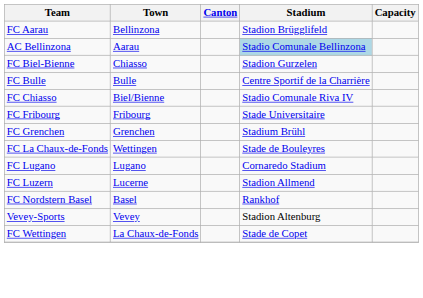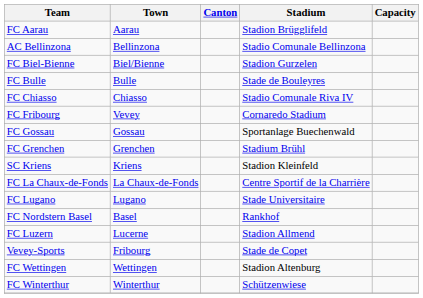(136, 30) Bellinzona -> (126, 30) Aarau
(126, 47) Aarau -> (136, 47) Bellinzona
(304, 47) lightblue background -> (304, 47) no background
(130, 64) Chiasso -> (139, 64) Biel/Bienne
(306, 81) Centre Sportif de la Charrière -> (284, 81) Stade de Bouleyres
(139, 98) Biel/Bienne -> (130, 98) Chiasso
(132, 115) Fribourg -> (126, 115) Vevey
(284, 115) Stade Universitaire -> (284, 115) Cornaredo Stadium
+ row: (30, 132)
+ row: (29, 166)
(135, 149) Wettingen -> (156, 183) La Chaux-de-Fonds
(284, 149) Stade de Bouleyres -> (306, 183) Centre Sportif de la Charrière
(284, 166) Cornaredo Stadium -> (284, 200) Stade Universitaire
rows swapped: (30, 183) <-> (49, 200)
(126, 217) Vevey -> (132, 251) Fribourg
(281, 217) Stadion Altenburg -> (275, 251) Stade de Copet
(156, 234) La Chaux-de-Fonds -> (135, 268) Wettingen
(275, 234) Stade de Copet -> (281, 268) Stadion Altenburg
+ row: (38, 285)
